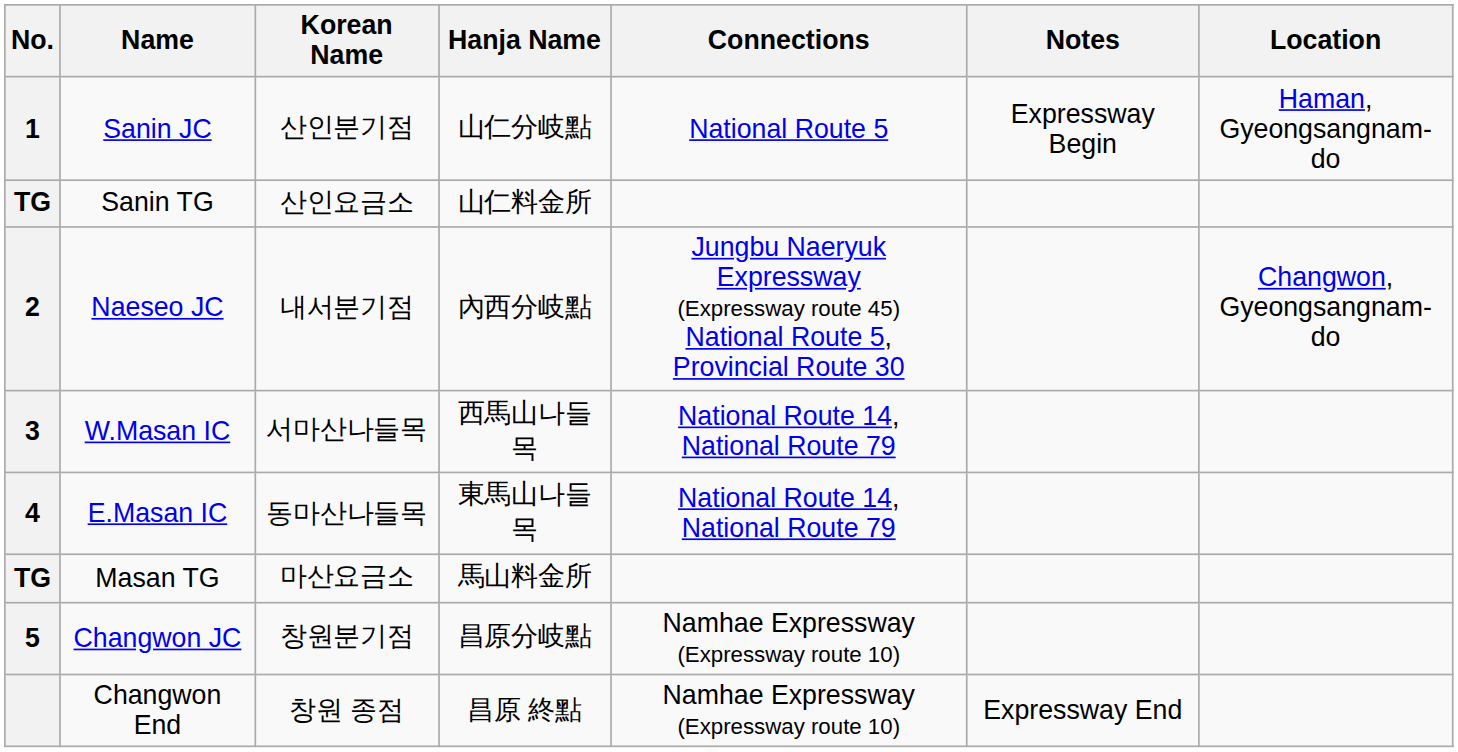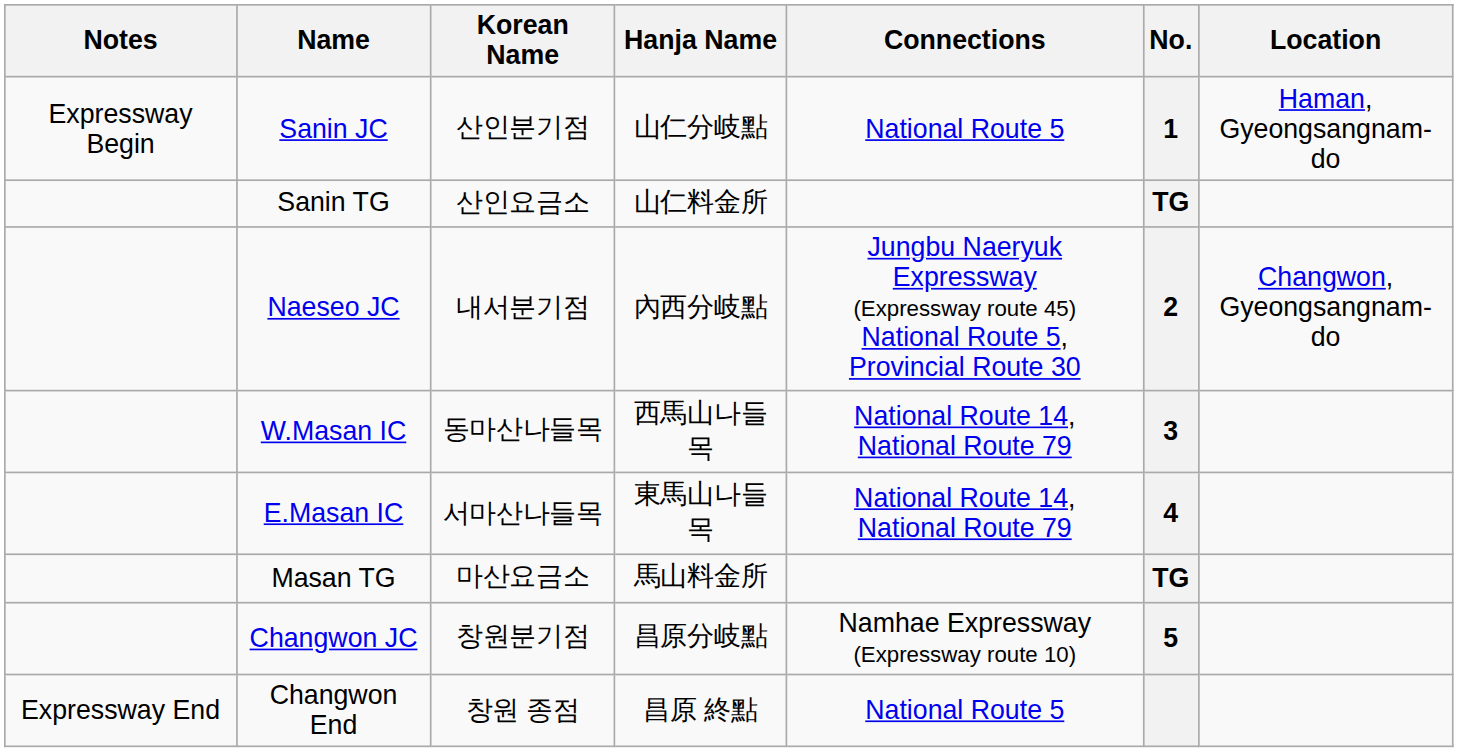columns swapped: (33, 40) <-> (1083, 40)
(347, 429) 서마산나들목 -> (523, 429) 동마산나들목
(347, 512) 동마산나들목 -> (523, 512) 서마산나들목
(789, 710) Namhae Expressway (Expressway route 10) -> (965, 710) National Route 5
